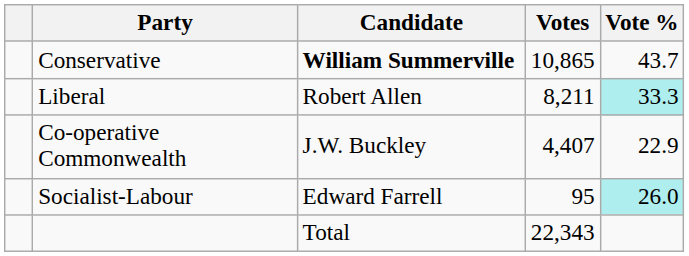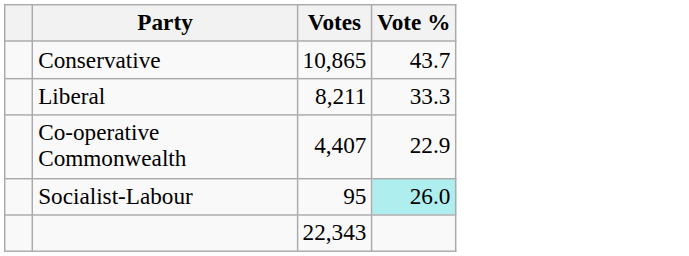- column: (411, 22)
(658, 96) paleturquoise background -> (430, 96) no background
